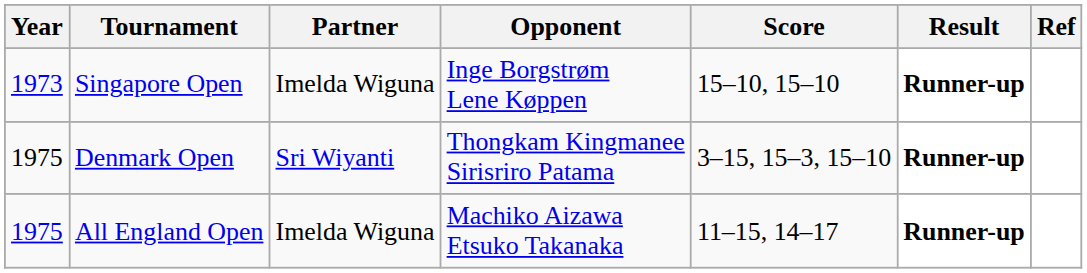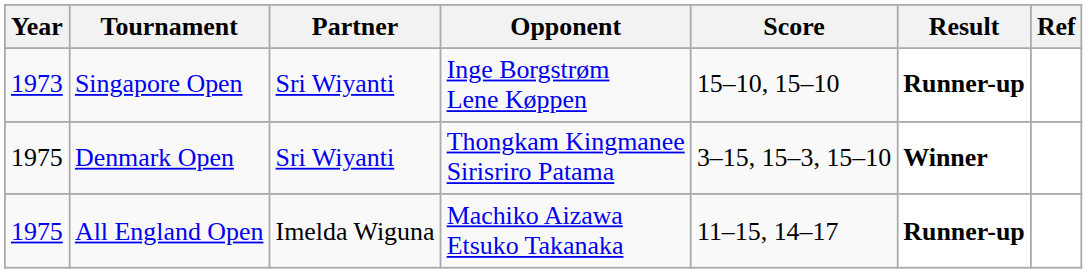(355, 84) Imelda Wiguna -> (335, 84) Sri Wiyanti
(964, 157) Runner-up -> (946, 157) Winner
